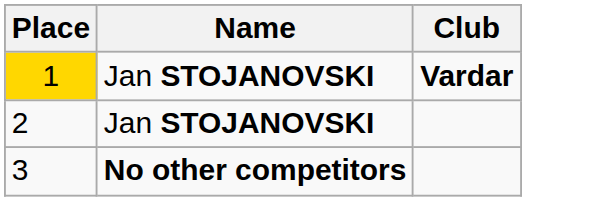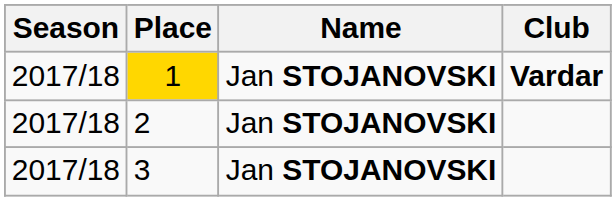+ column: (66, 28)
(255, 170) No other competitors -> (361, 170) Jan STOJANOVSKI
